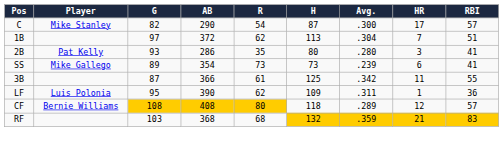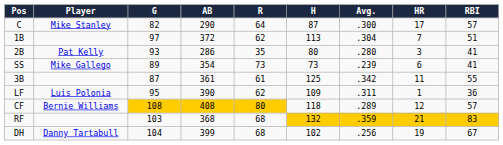(260, 25) 54 -> (260, 25) 64
(207, 79) 366 -> (207, 79) 361
+ row: (19, 133)
